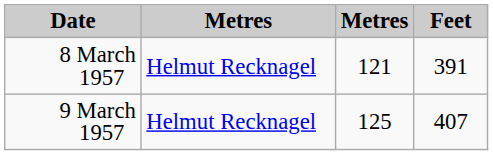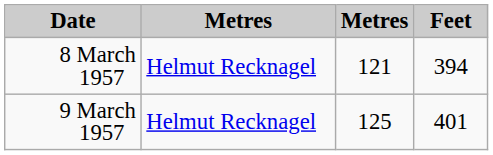(451, 65) 391 -> (451, 65) 394
(451, 121) 407 -> (451, 121) 401
